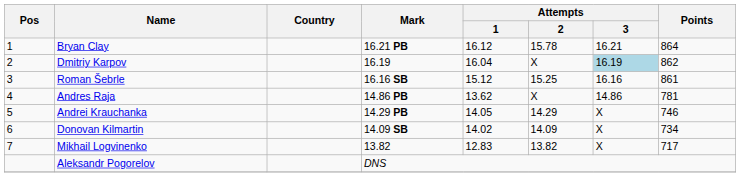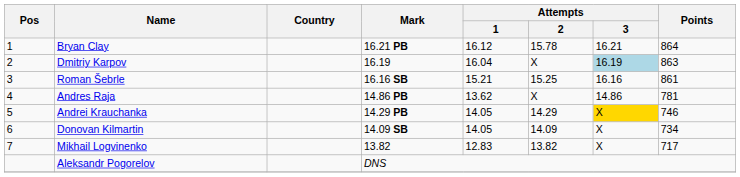(670, 63) 862 -> (670, 63) 863
(479, 79) 15.12 -> (479, 79) 15.21
(599, 113) no background -> (599, 113) gold background
(479, 130) 14.02 -> (479, 130) 14.05
